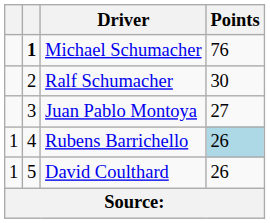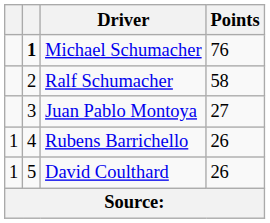(220, 80) 30 -> (220, 80) 58
(220, 141) lightblue background -> (220, 141) no background
